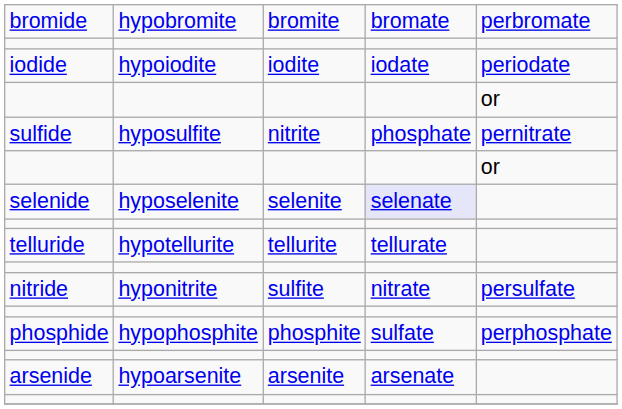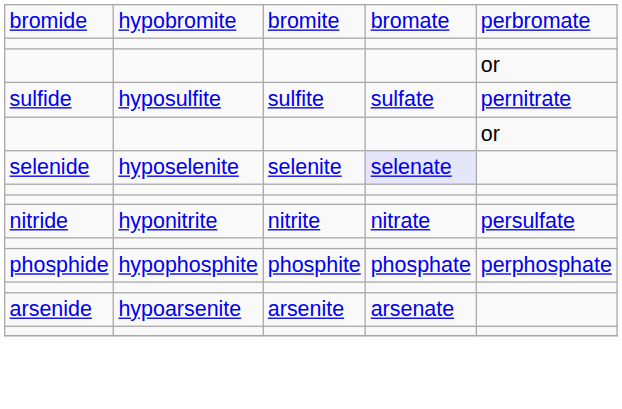- row: (38, 65)
(294, 133) nitrite -> (296, 99) sulfite
(421, 133) phosphate -> (402, 99) sulfate
- row: (47, 245)
(296, 289) sulfite -> (294, 221) nitrite
(402, 333) sulfate -> (421, 265) phosphate
